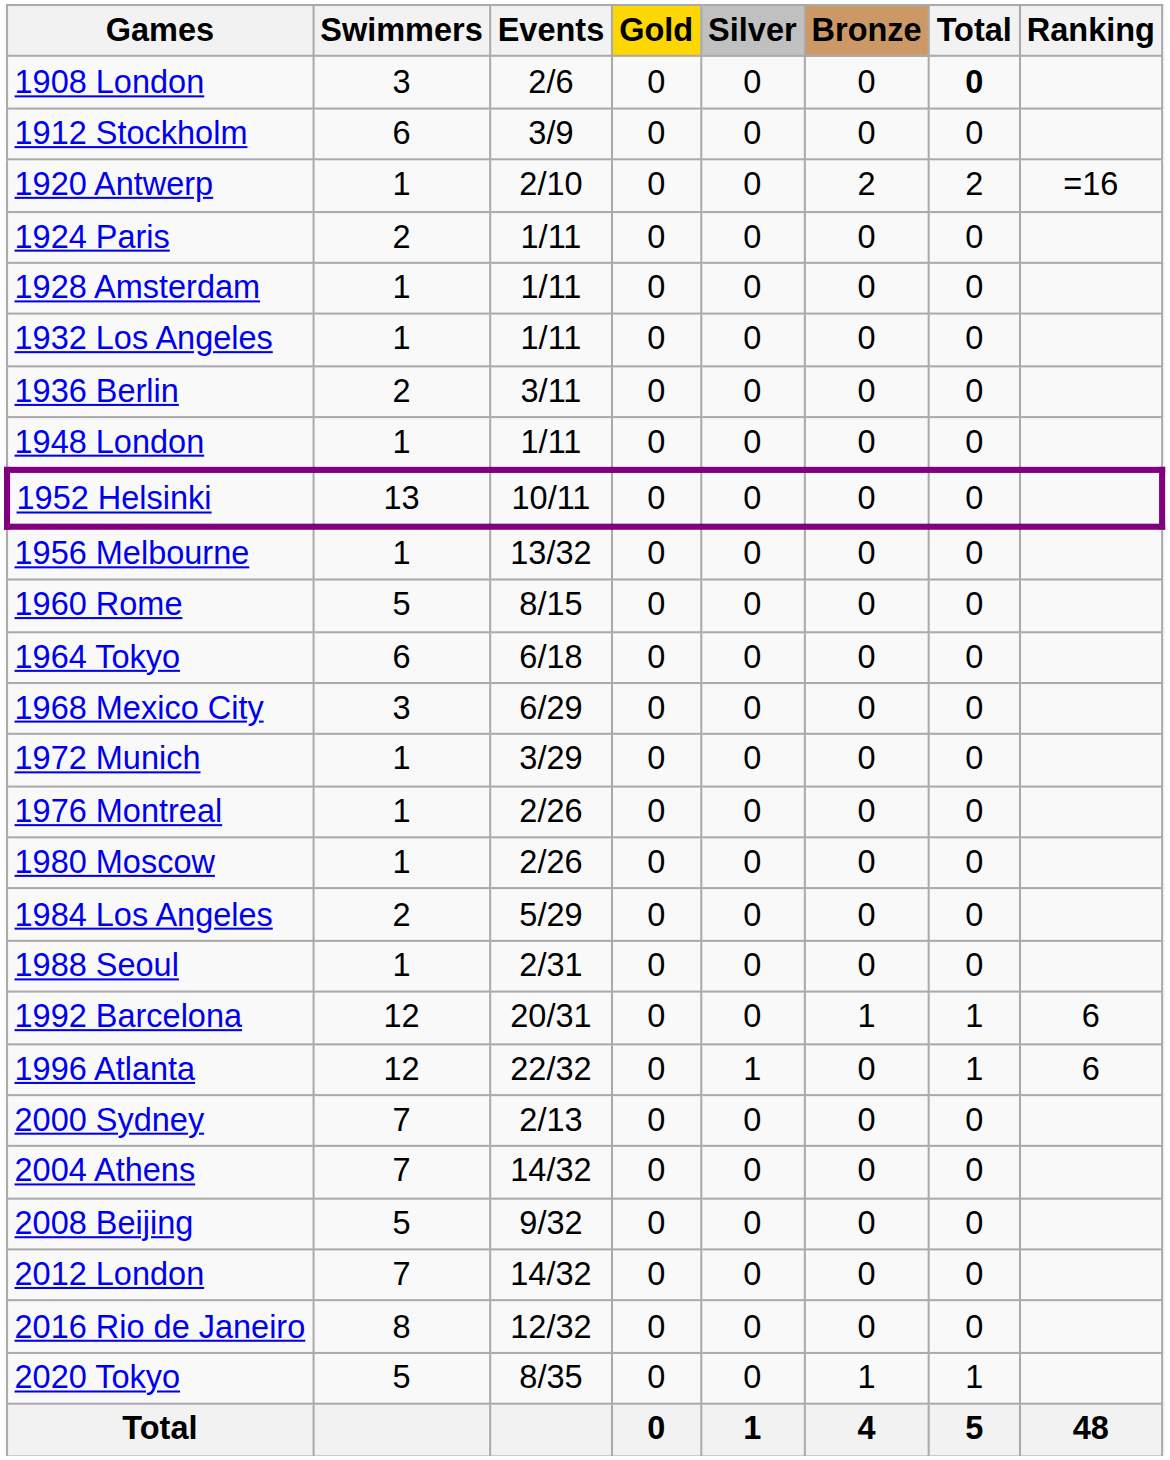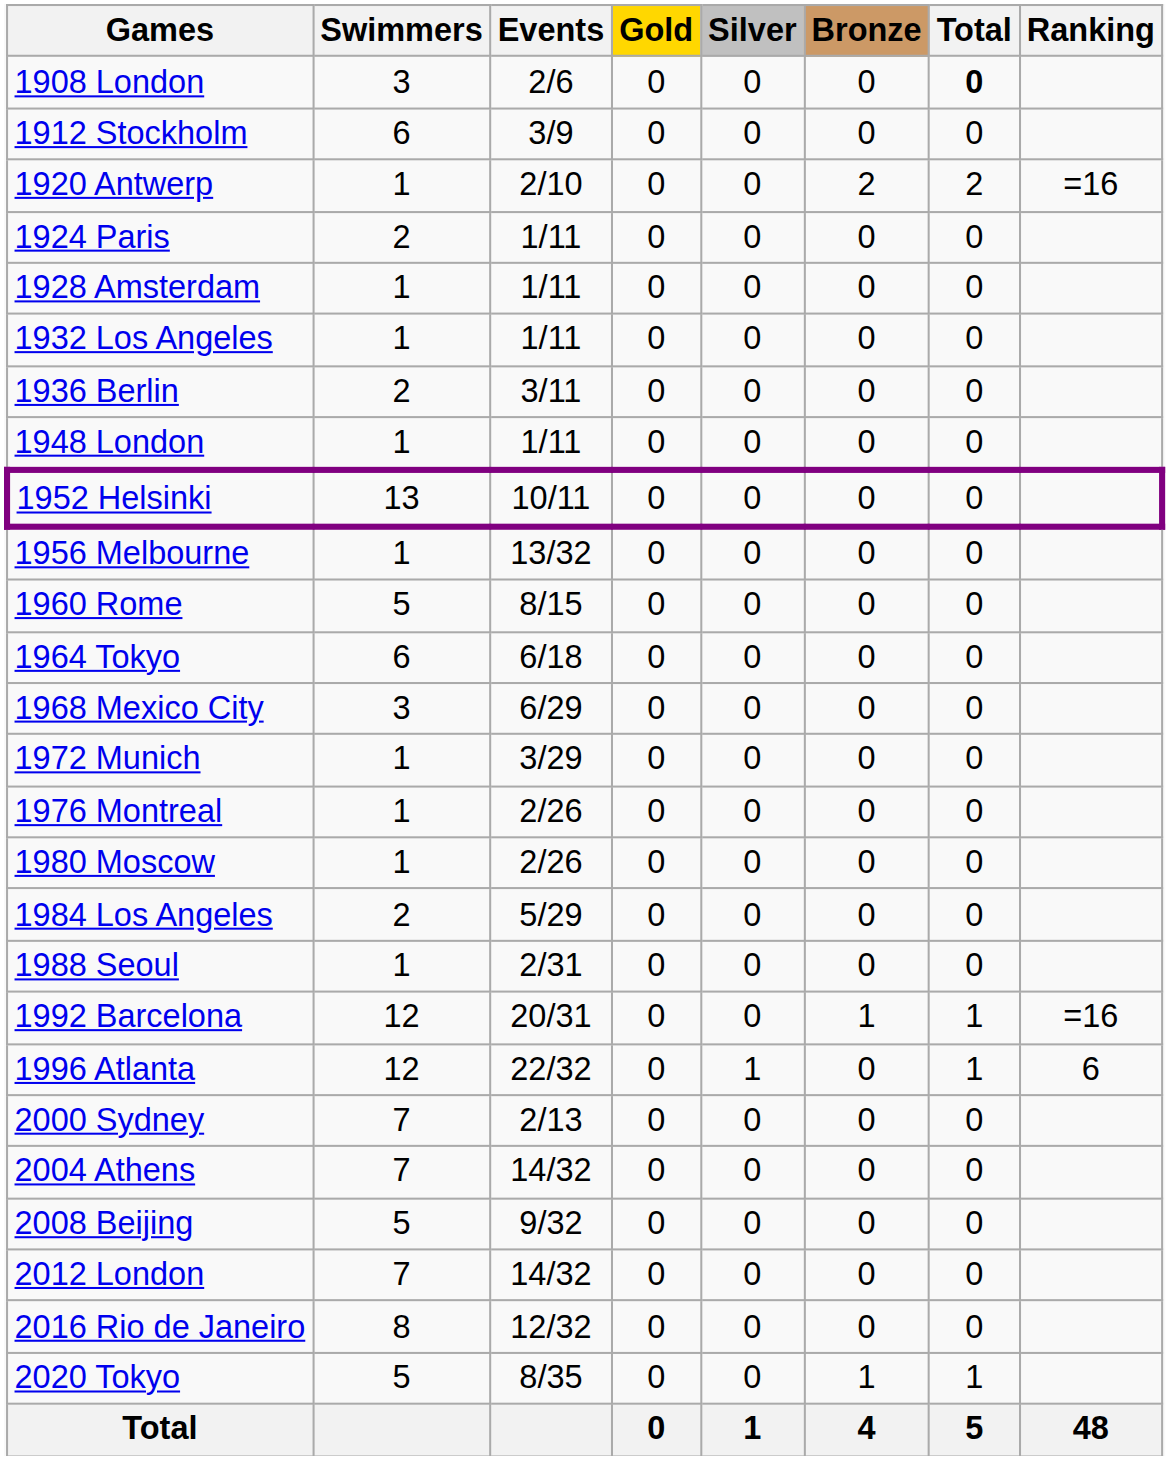(1091, 1017) 6 -> (1091, 1017) =16
